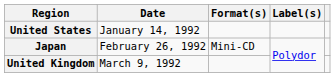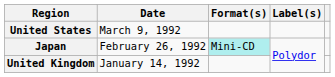(150, 30) January 14, 1992 -> (140, 30) March 9, 1992
(233, 47) no background -> (233, 47) paleturquoise background
(140, 64) March 9, 1992 -> (150, 64) January 14, 1992
